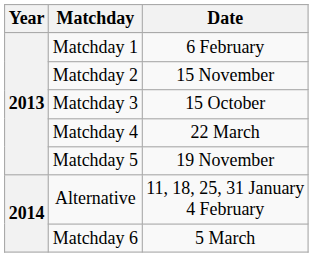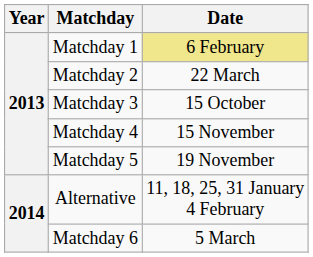(225, 47) no background -> (225, 47) khaki background
(225, 75) 15 November -> (225, 75) 22 March
(225, 132) 22 March -> (225, 132) 15 November
